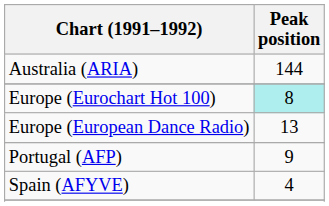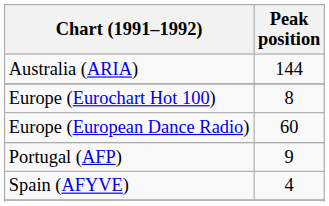(289, 98) paleturquoise background -> (289, 98) no background
(289, 127) 13 -> (289, 127) 60
